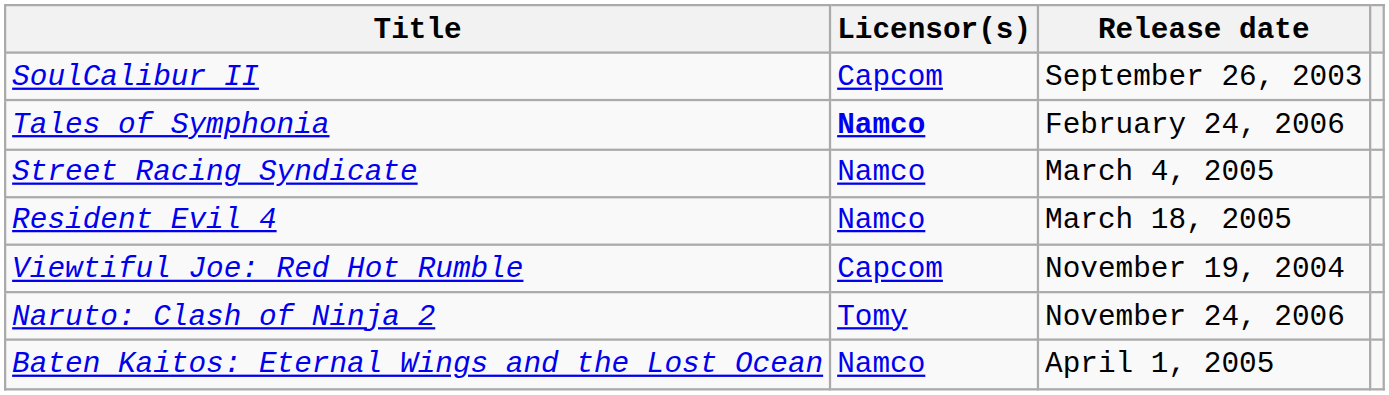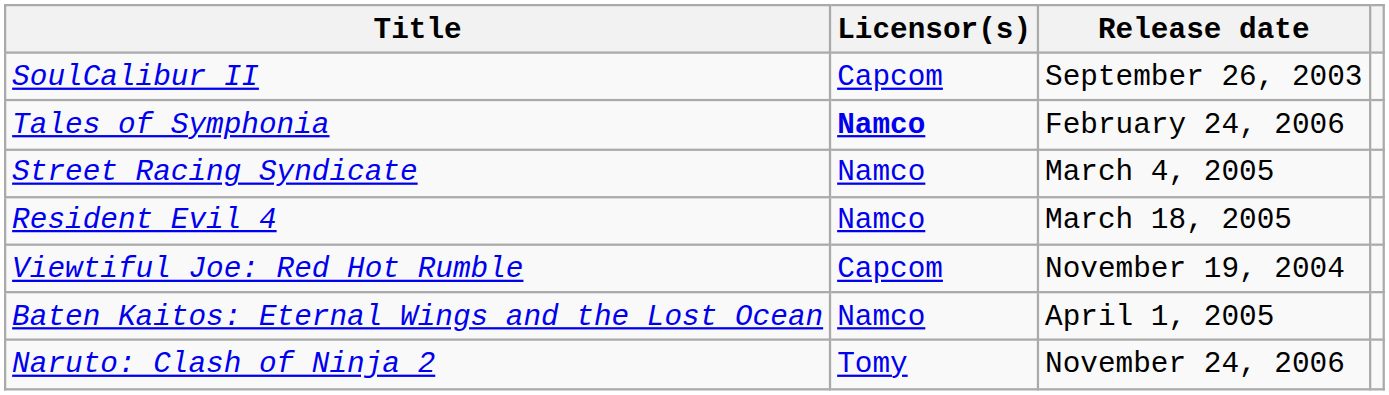rows swapped: (418, 364) <-> (224, 316)
